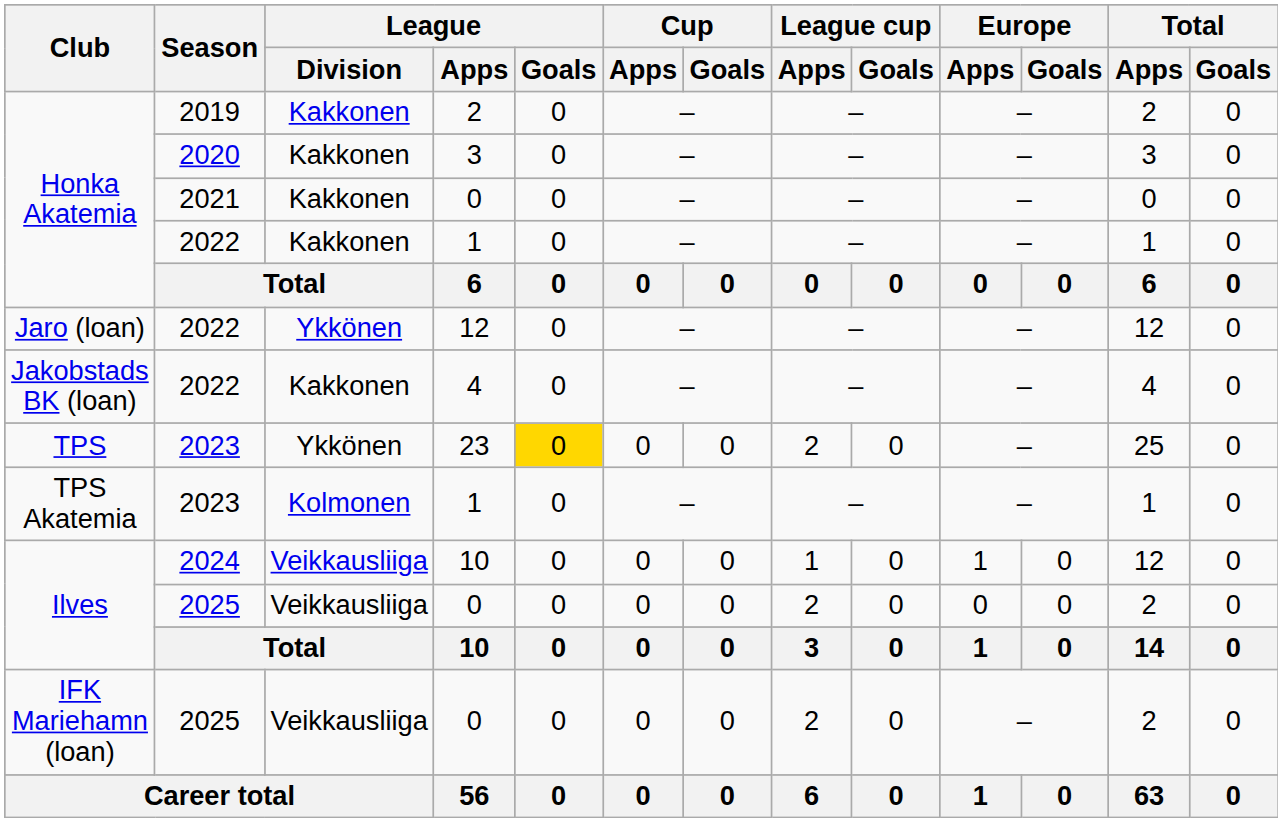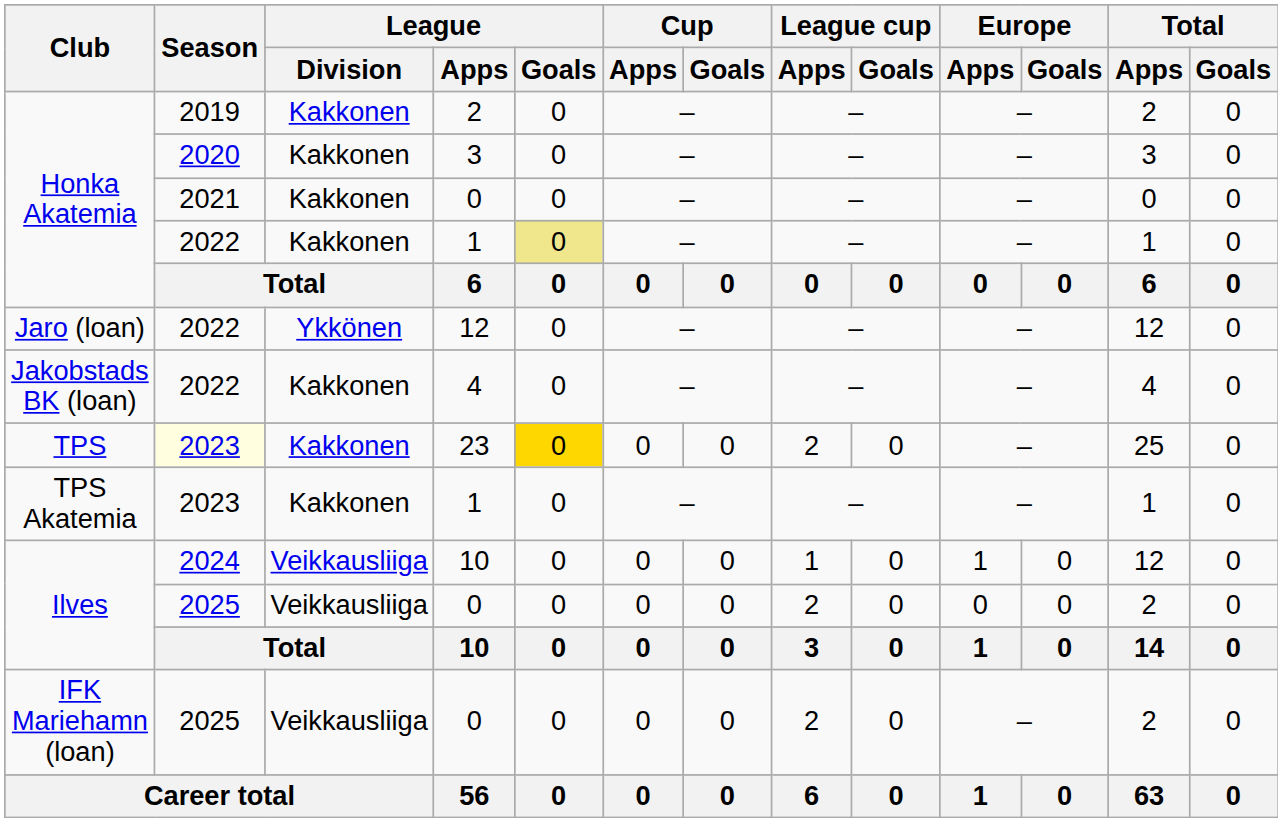(559, 241) no background -> (559, 241) khaki background
(210, 444) no background -> (210, 444) lightyellow background
(349, 444) Ykkönen -> (349, 444) Kakkonen
(349, 503) Kolmonen -> (349, 503) Kakkonen
